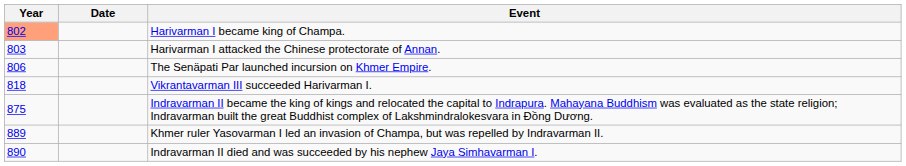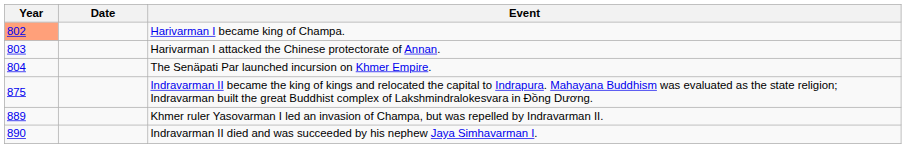(16, 67) 806 -> (16, 67) 804
- row: (261, 85)
